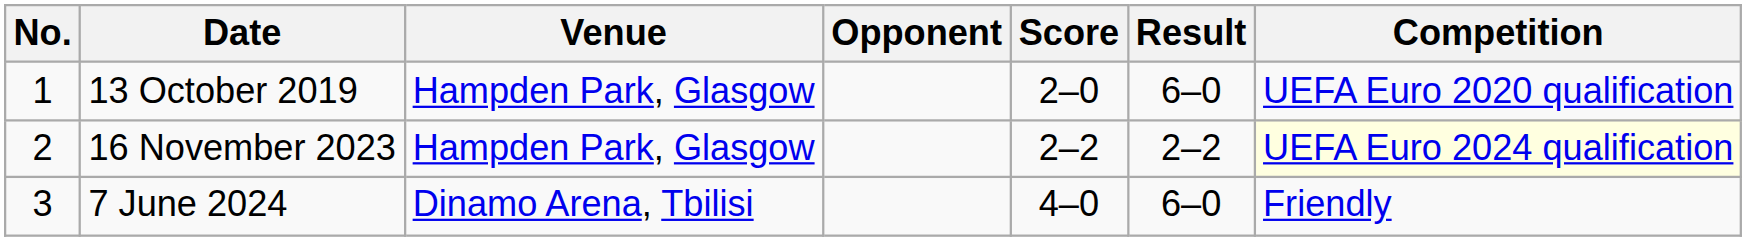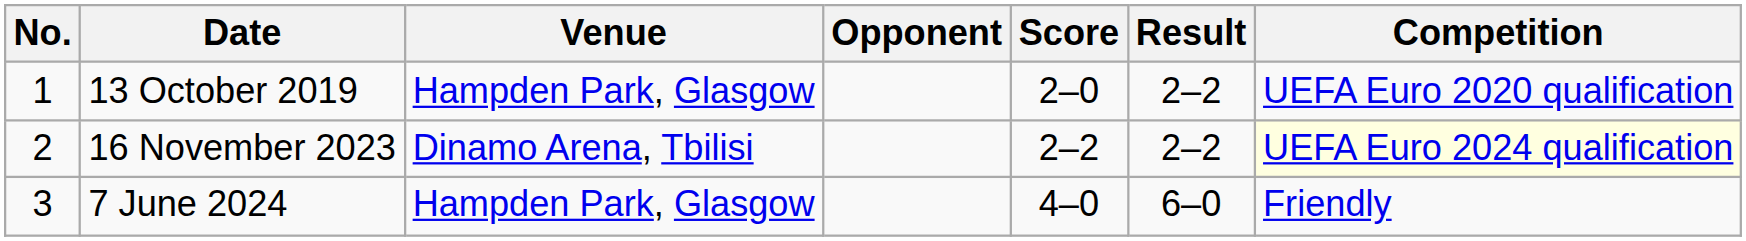(1191, 90) 6–0 -> (1191, 90) 2–2
(614, 147) Hampden Park, Glasgow -> (583, 147) Dinamo Arena, Tbilisi
(583, 205) Dinamo Arena, Tbilisi -> (614, 205) Hampden Park, Glasgow
